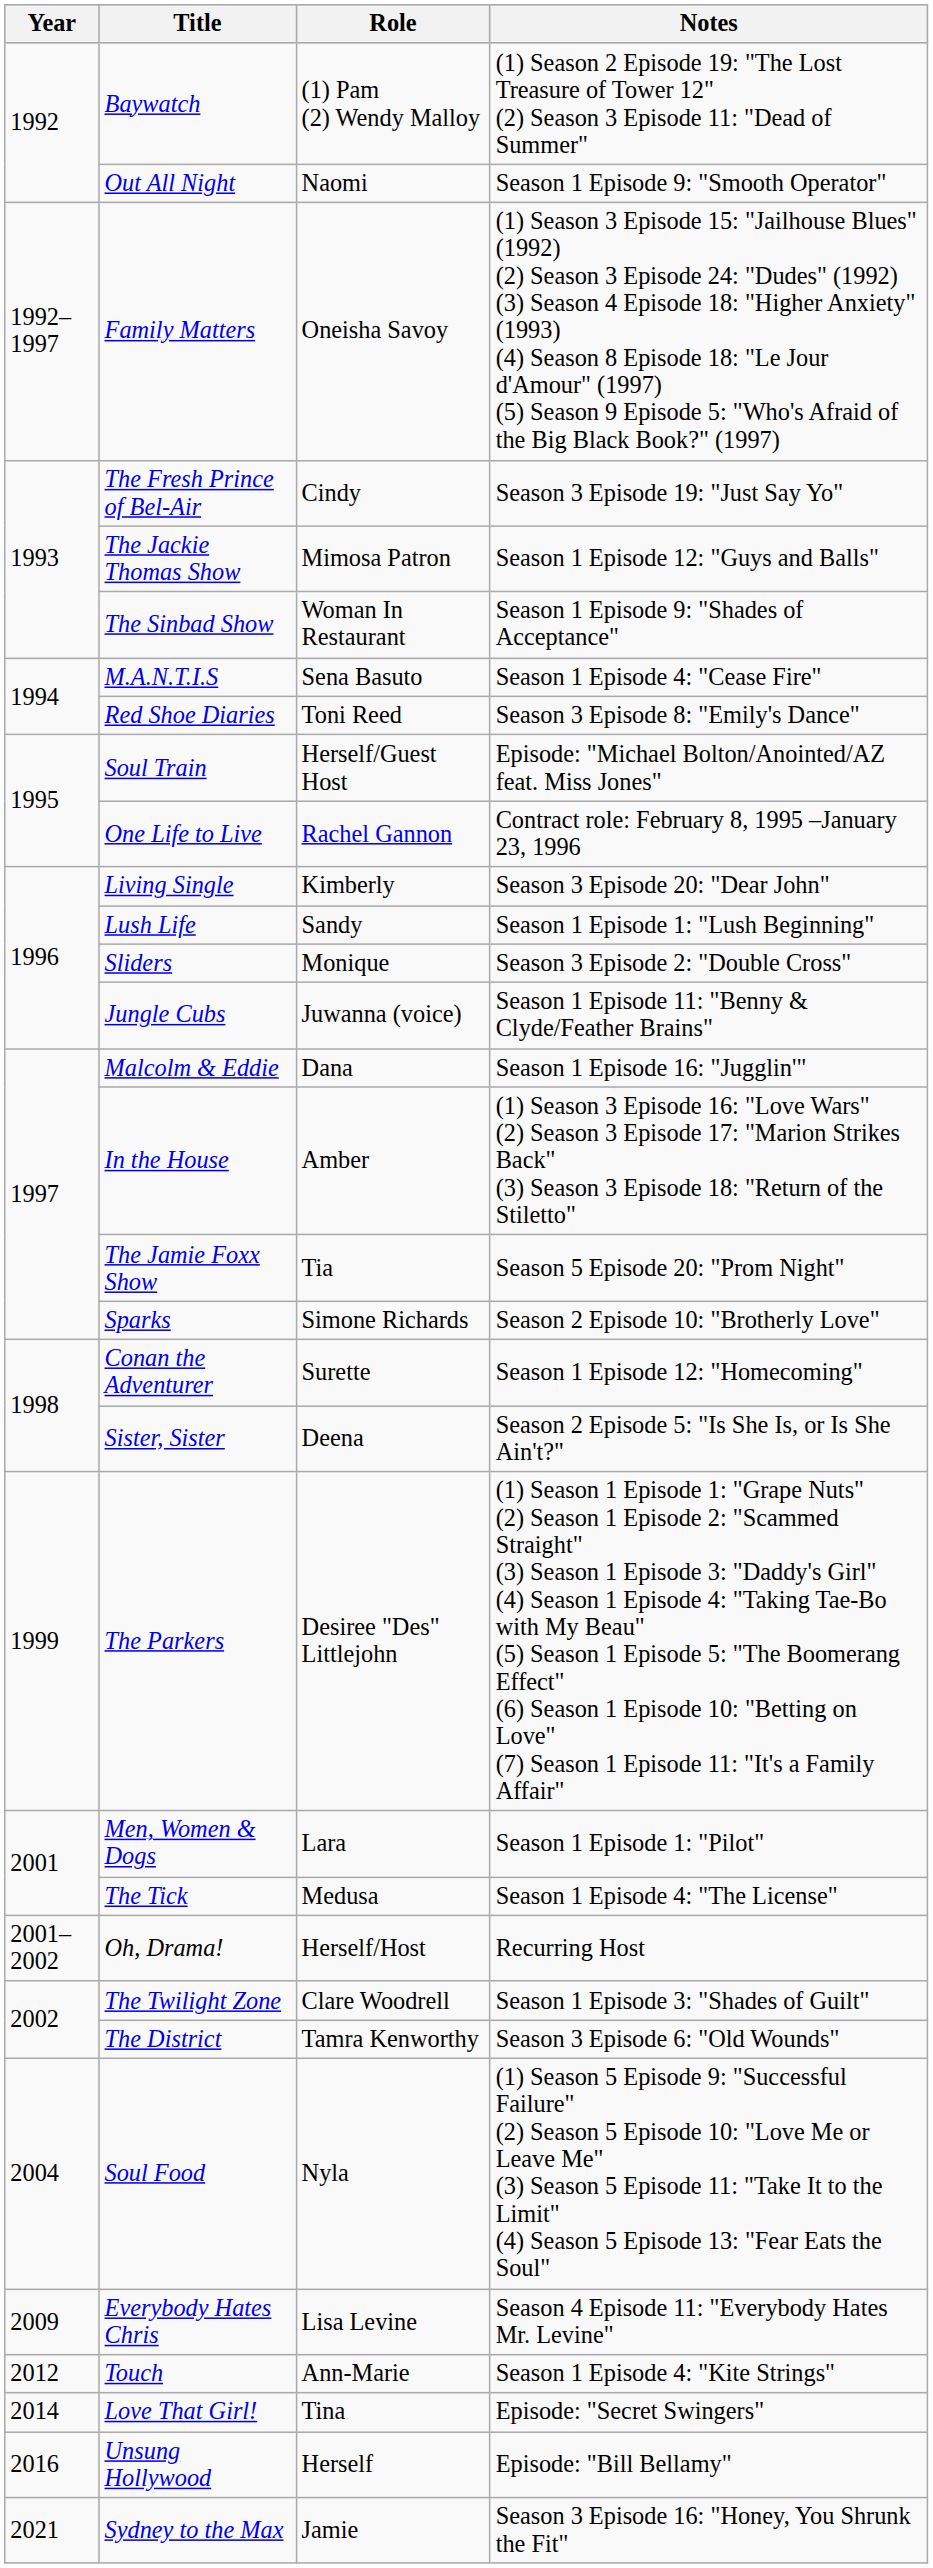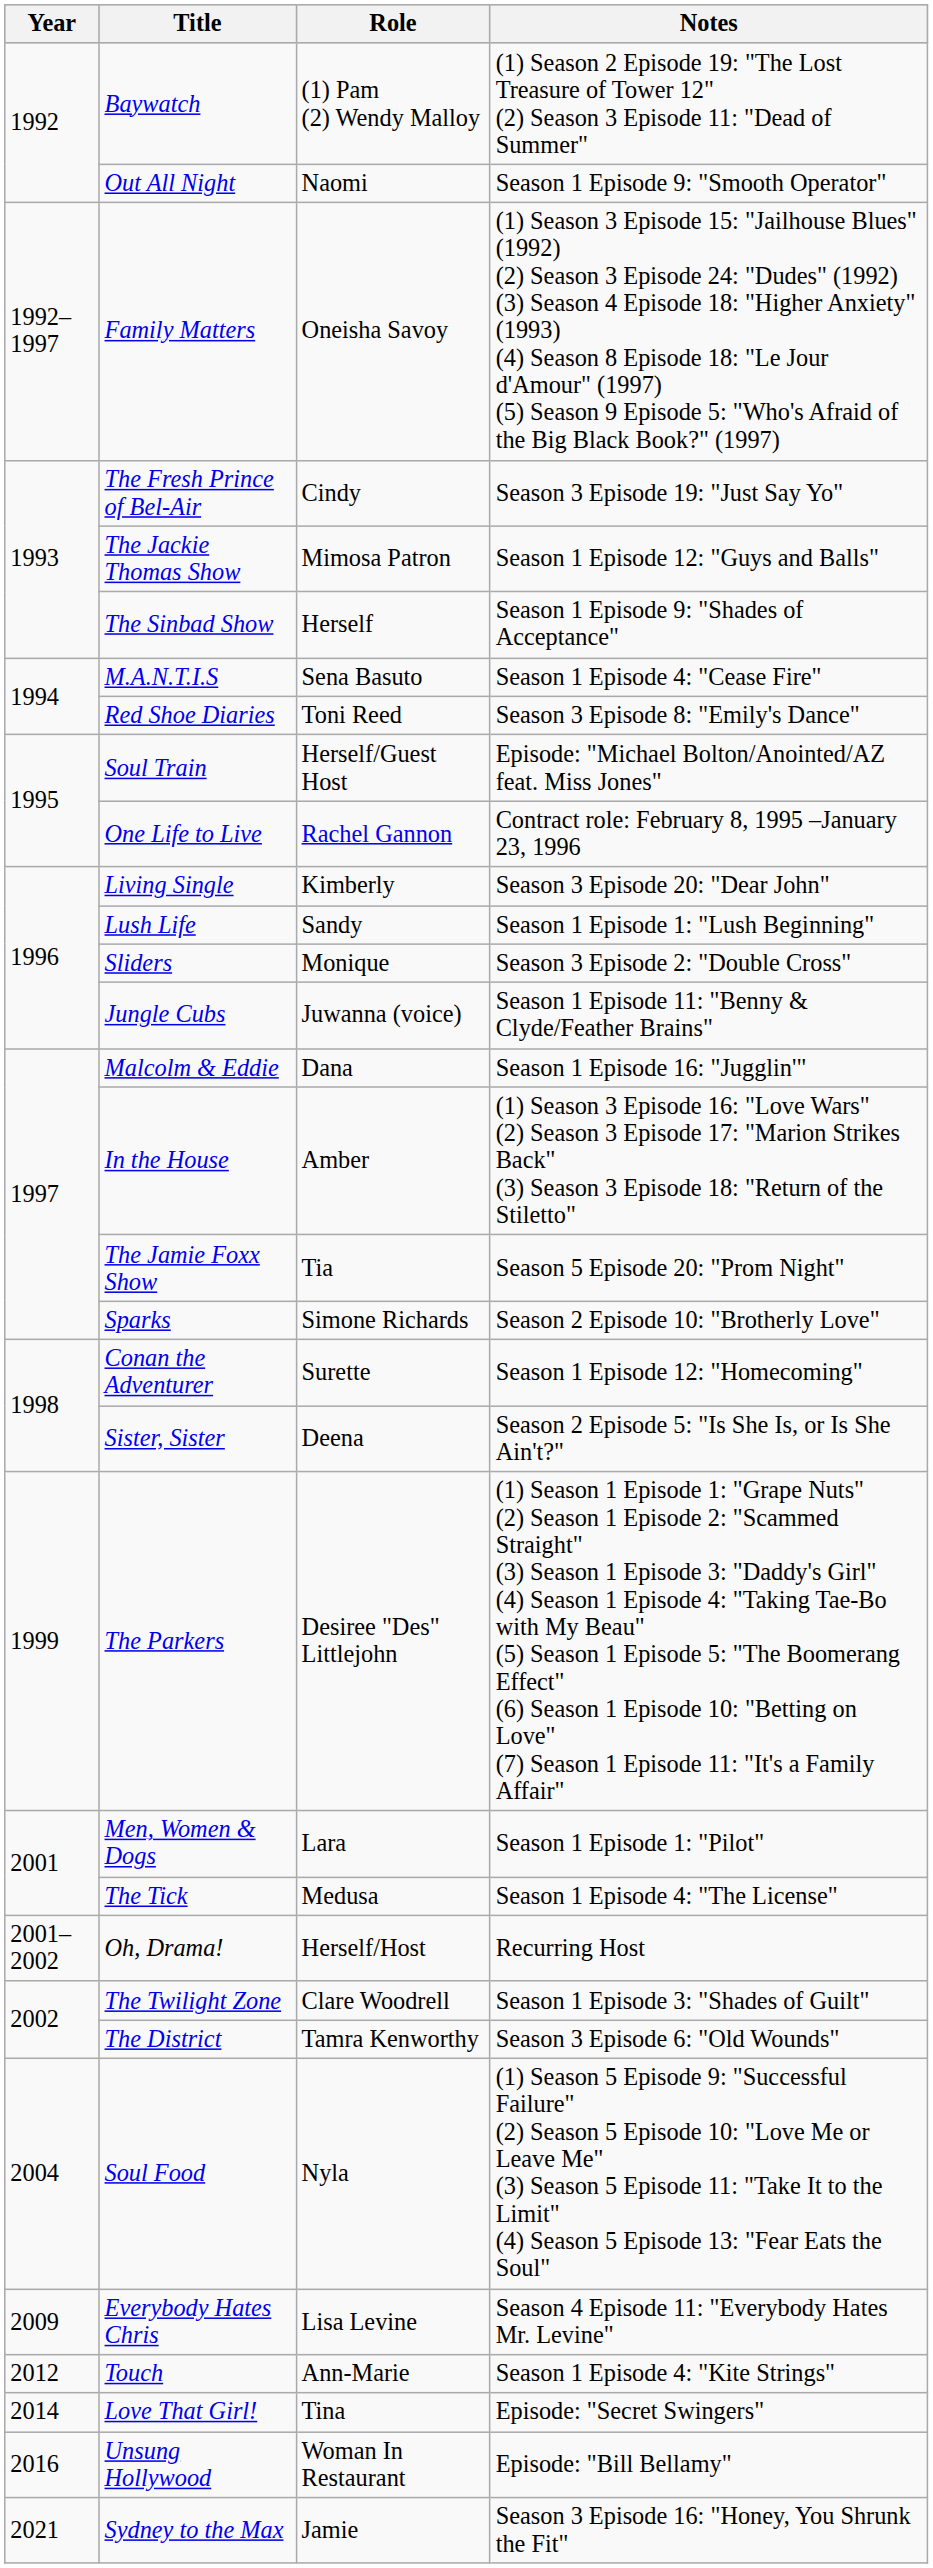(354, 624) Woman In Restaurant -> (337, 624) Herself
(337, 2464) Herself -> (354, 2464) Woman In Restaurant
